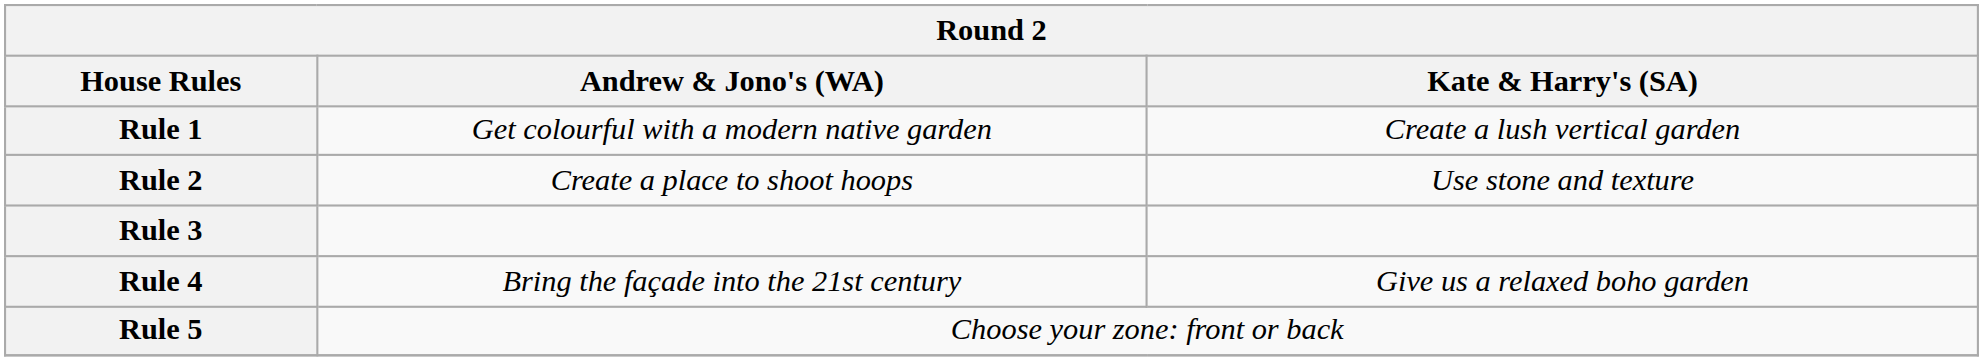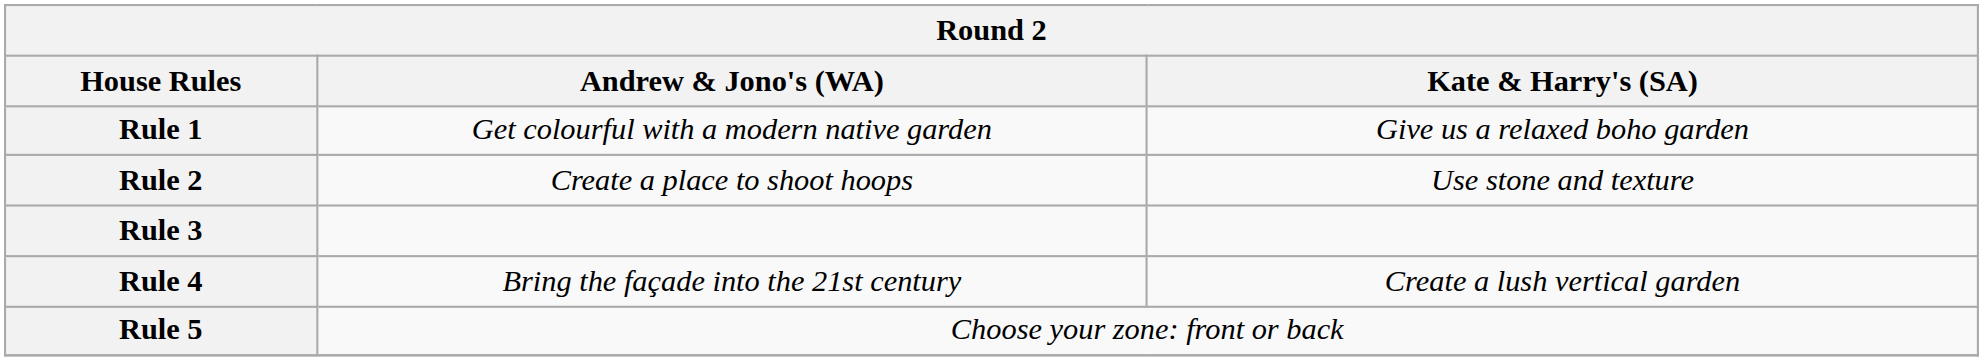(1563, 130) Create a lush vertical garden -> (1563, 130) Give us a relaxed boho garden
(1563, 280) Give us a relaxed boho garden -> (1563, 280) Create a lush vertical garden
